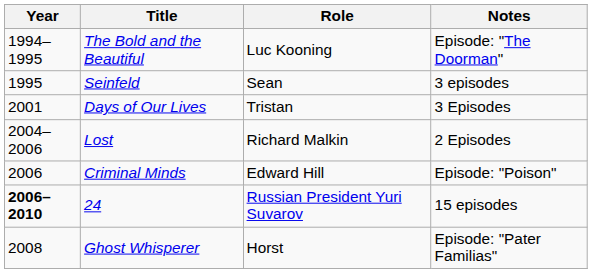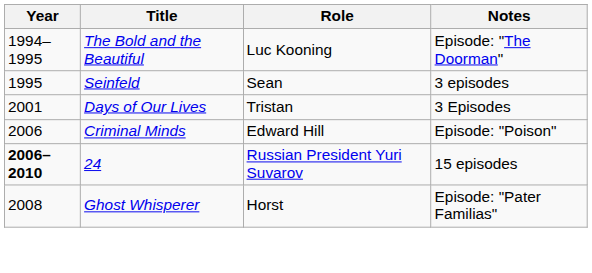- row: (99, 140)
